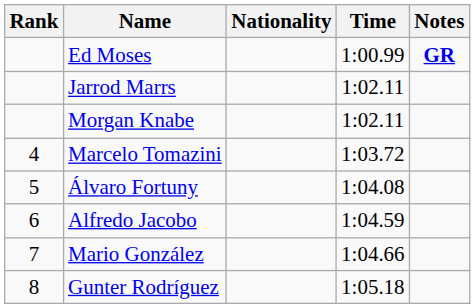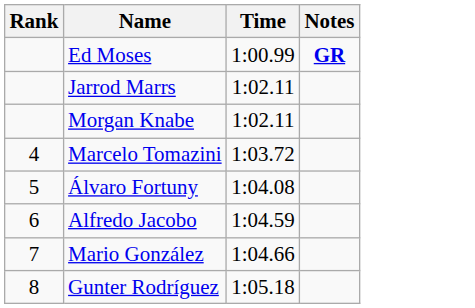- column: (281, 21)
